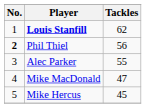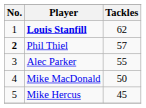(122, 45) 56 -> (122, 45) 57
(122, 78) 47 -> (122, 78) 50
